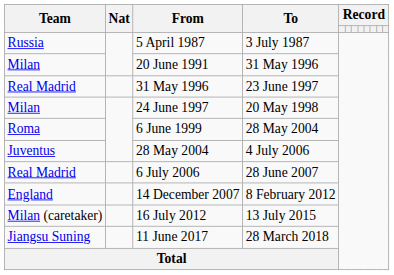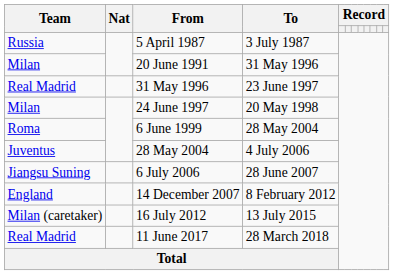(42, 172) Real Madrid -> (49, 172) Jiangsu Suning
(49, 237) Jiangsu Suning -> (42, 237) Real Madrid
